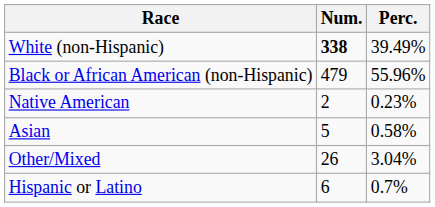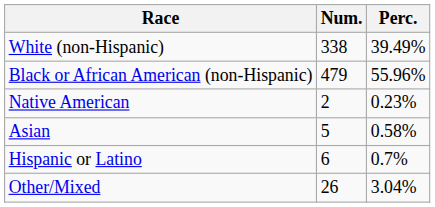(334, 46) bold -> (334, 46) normal
rows swapped: (55, 159) <-> (75, 187)
